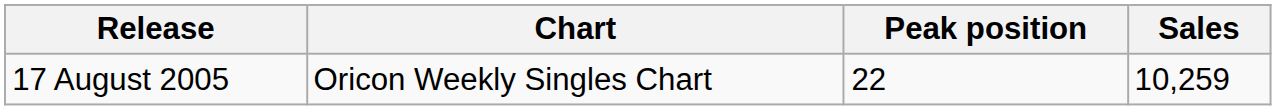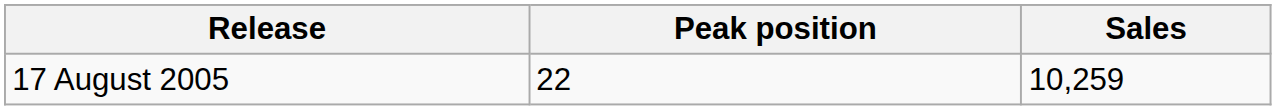- column: (575, 29)
